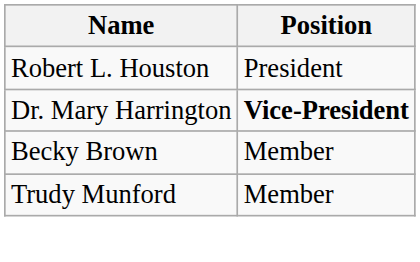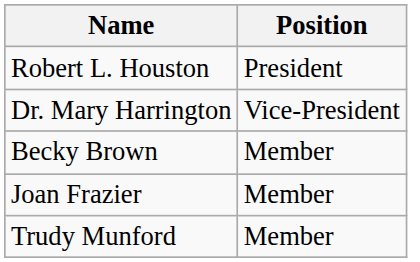(326, 109) bold -> (322, 109) normal
+ row: (76, 194)
